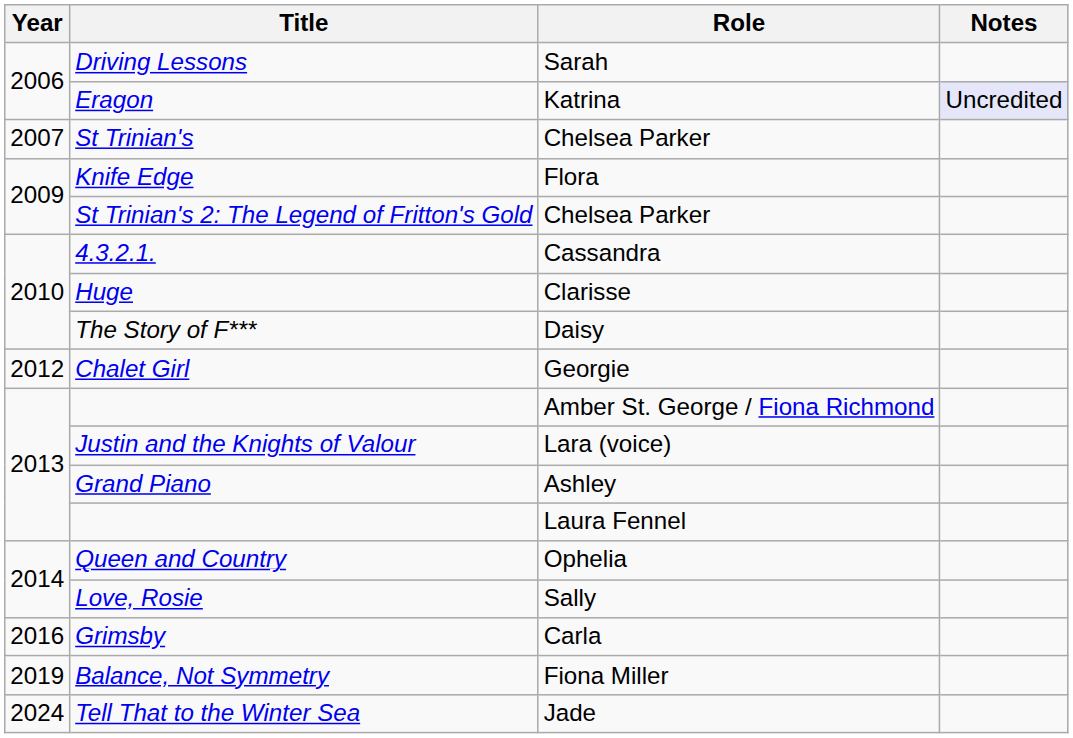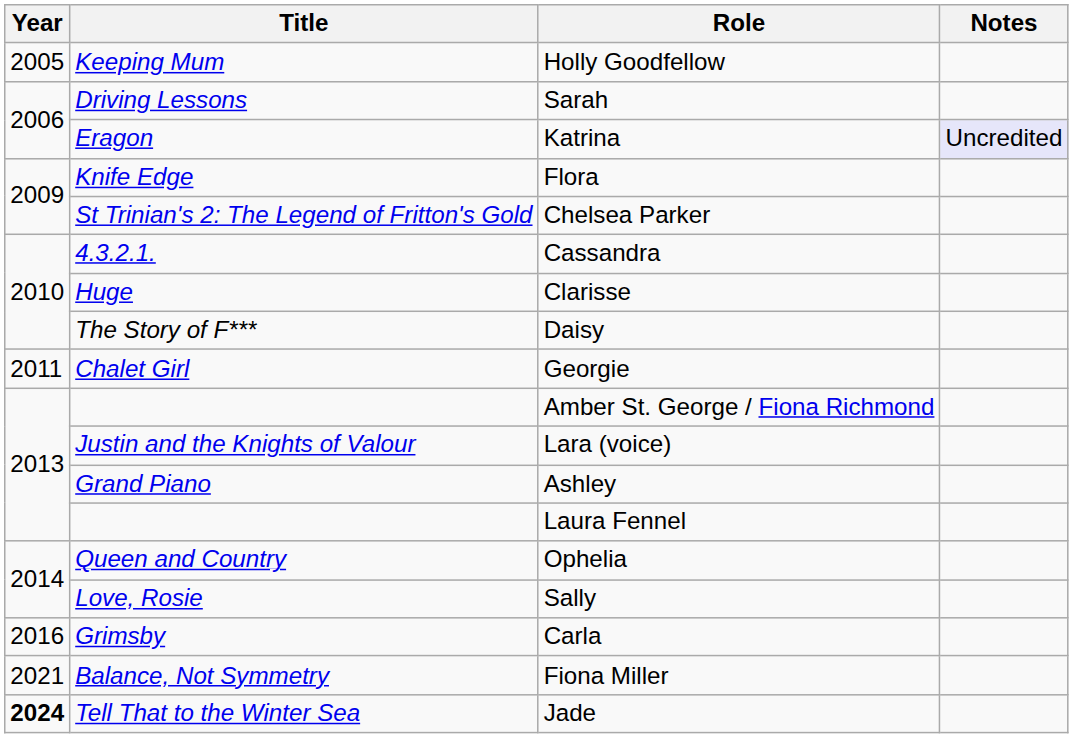+ row: (150, 61)
- row: (134, 138)
(37, 368) 2012 -> (36, 368) 2011
(37, 675) 2019 -> (37, 675) 2021
(37, 713) normal -> (37, 713) bold
